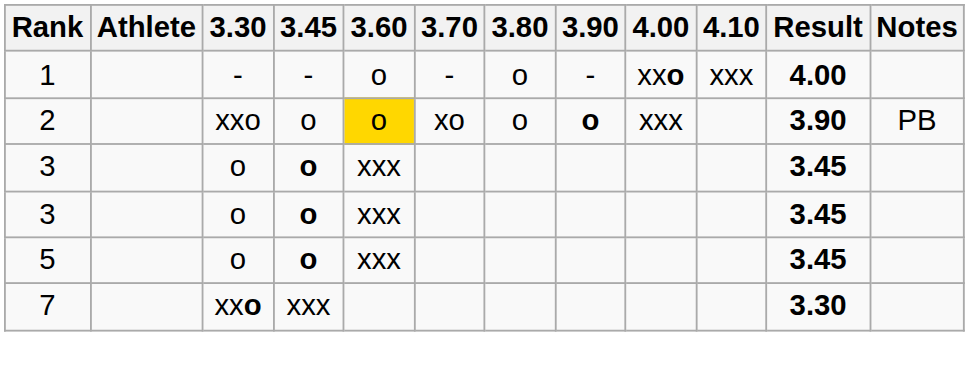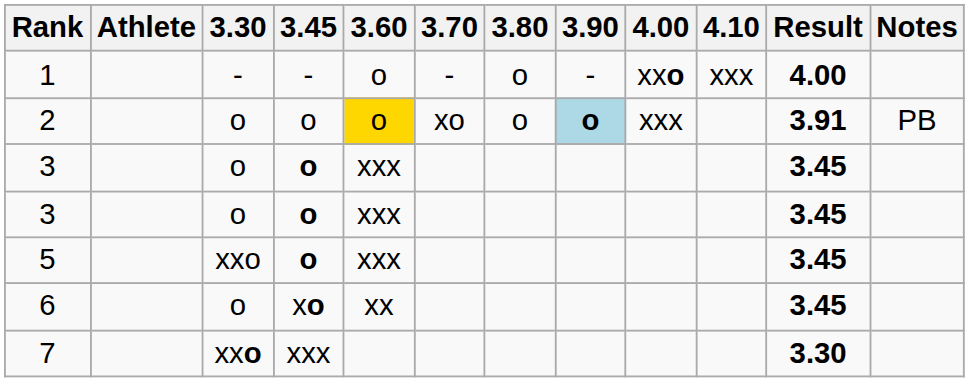(238, 120) xxo -> (238, 120) o
(590, 120) no background -> (590, 120) lightblue background
(818, 120) 3.90 -> (818, 120) 3.91
(238, 259) o -> (238, 259) xxo
+ row: (47, 306)
